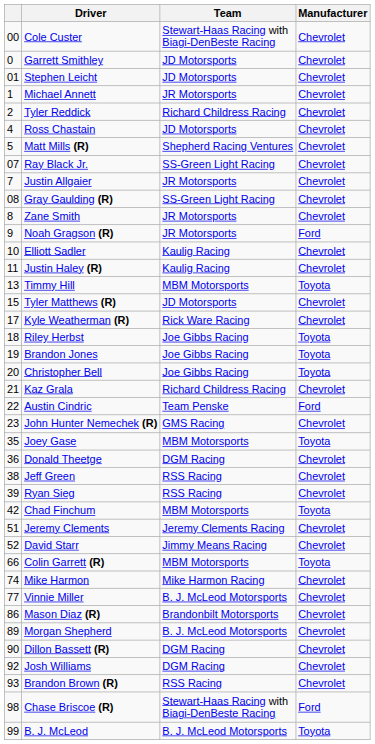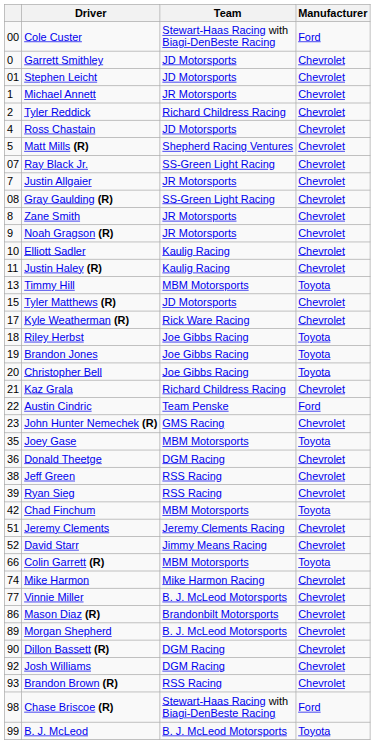(322, 37) Chevrolet -> (309, 37) Ford
(309, 233) Ford -> (322, 233) Chevrolet
